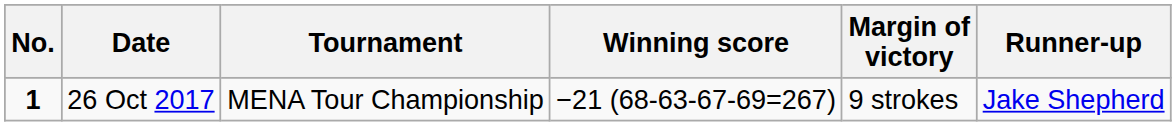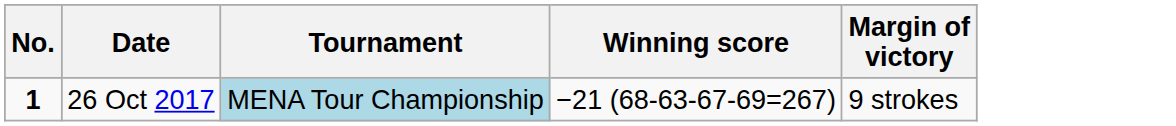- column: (1074, 42)
(385, 100) no background -> (385, 100) lightblue background
